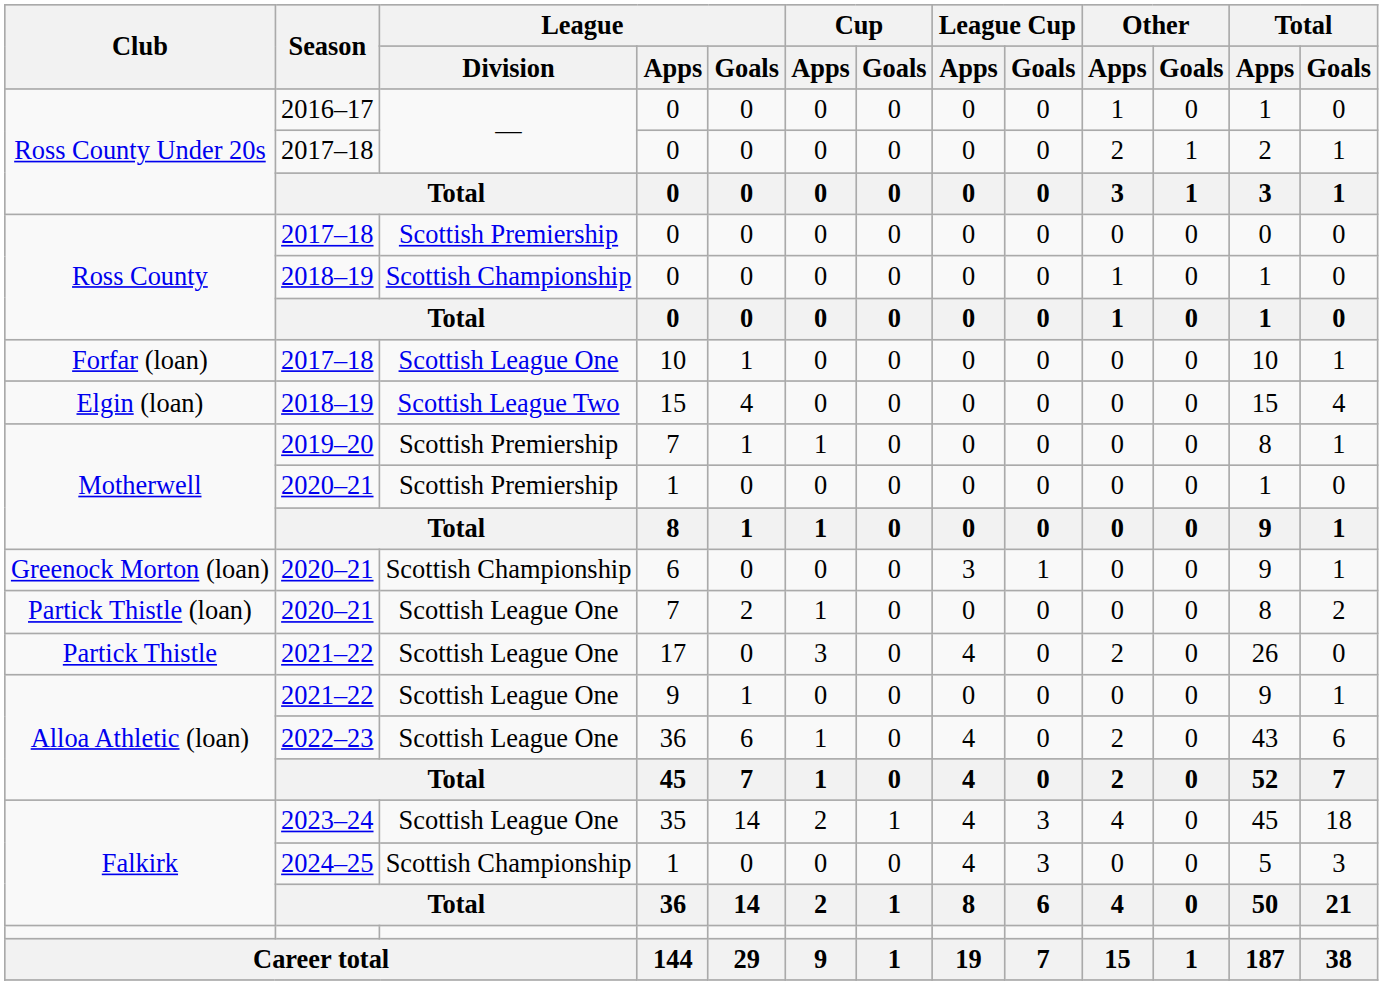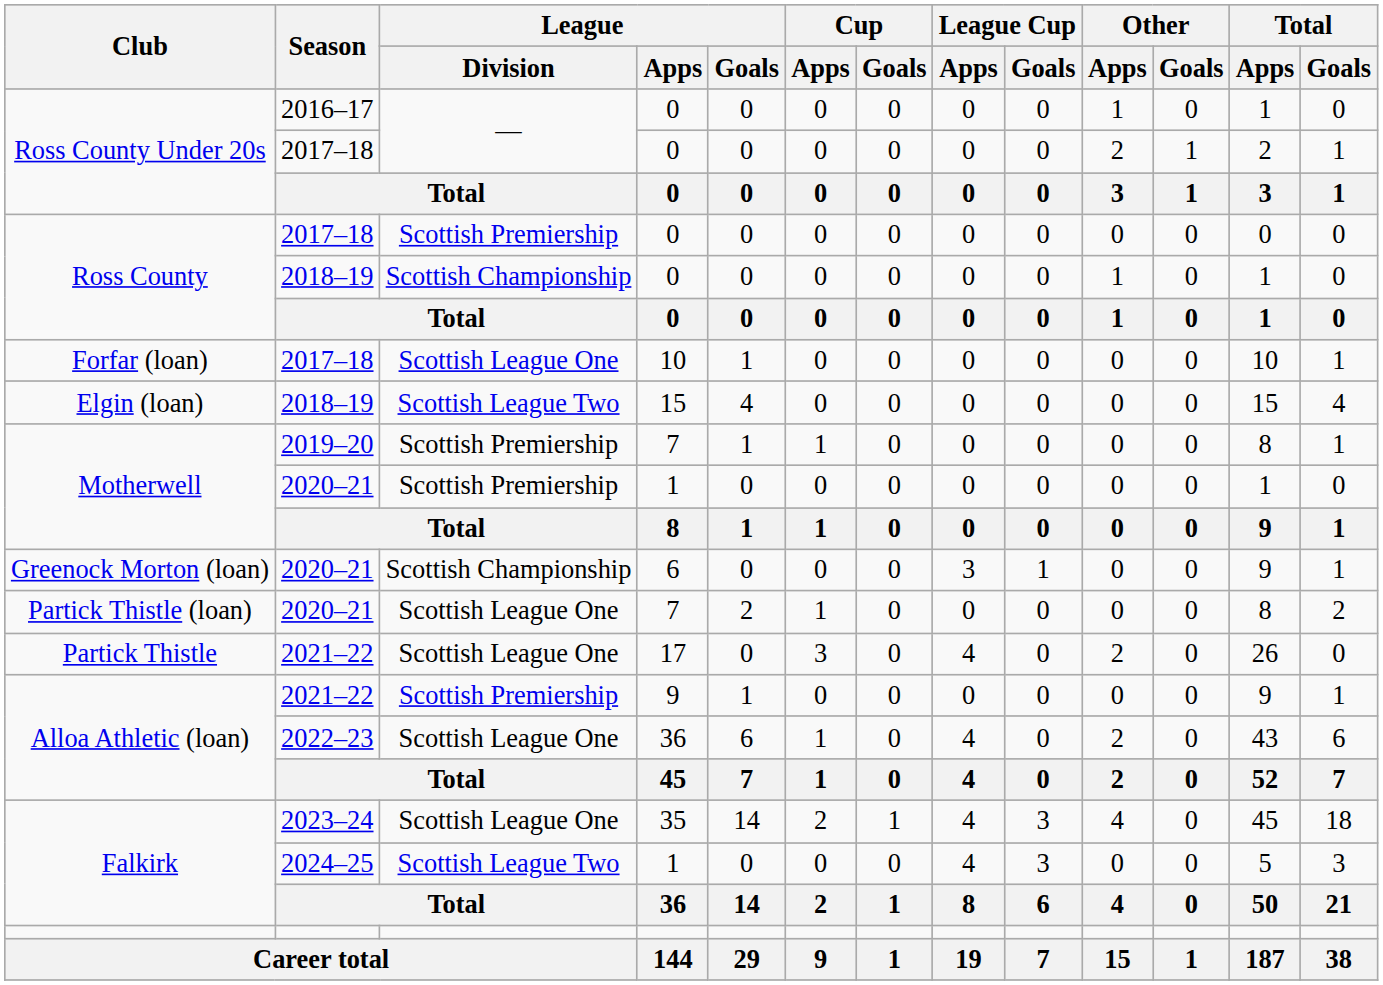(509, 695) Scottish League One -> (509, 695) Scottish Premiership
(509, 862) Scottish Championship -> (509, 862) Scottish League Two
